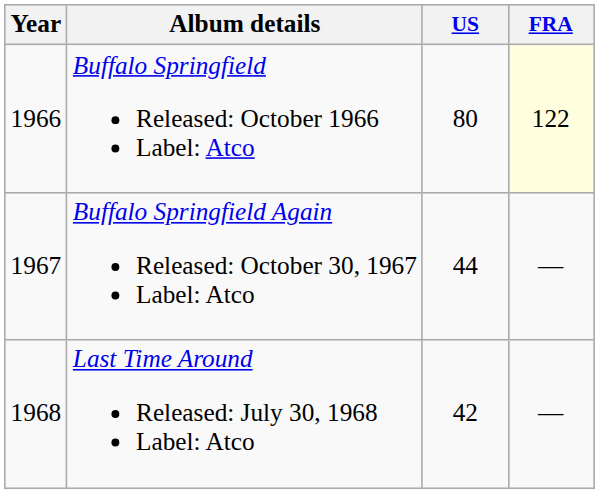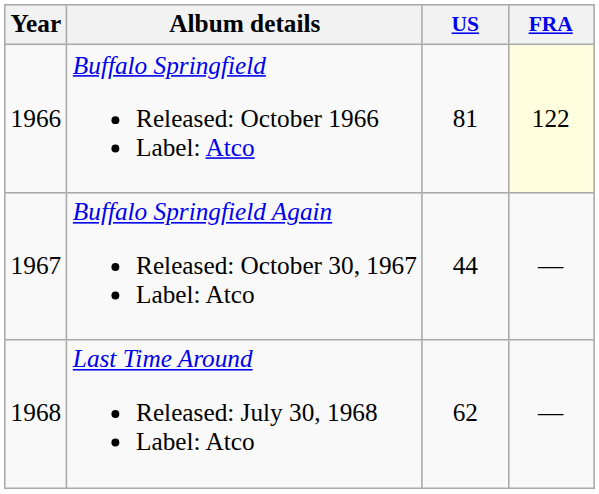(465, 118) 80 -> (465, 118) 81
(465, 413) 42 -> (465, 413) 62
